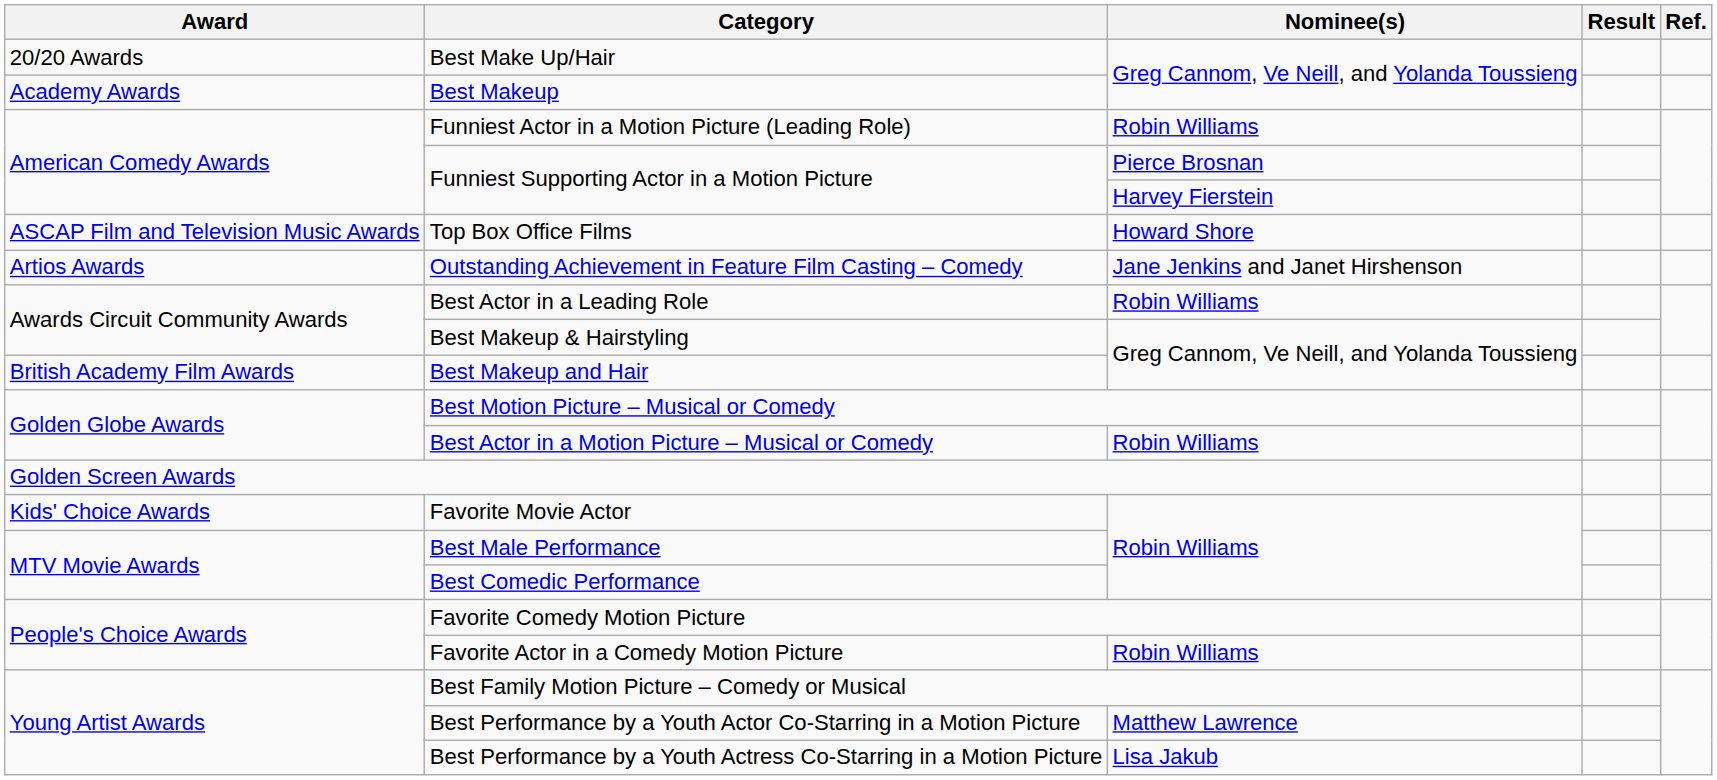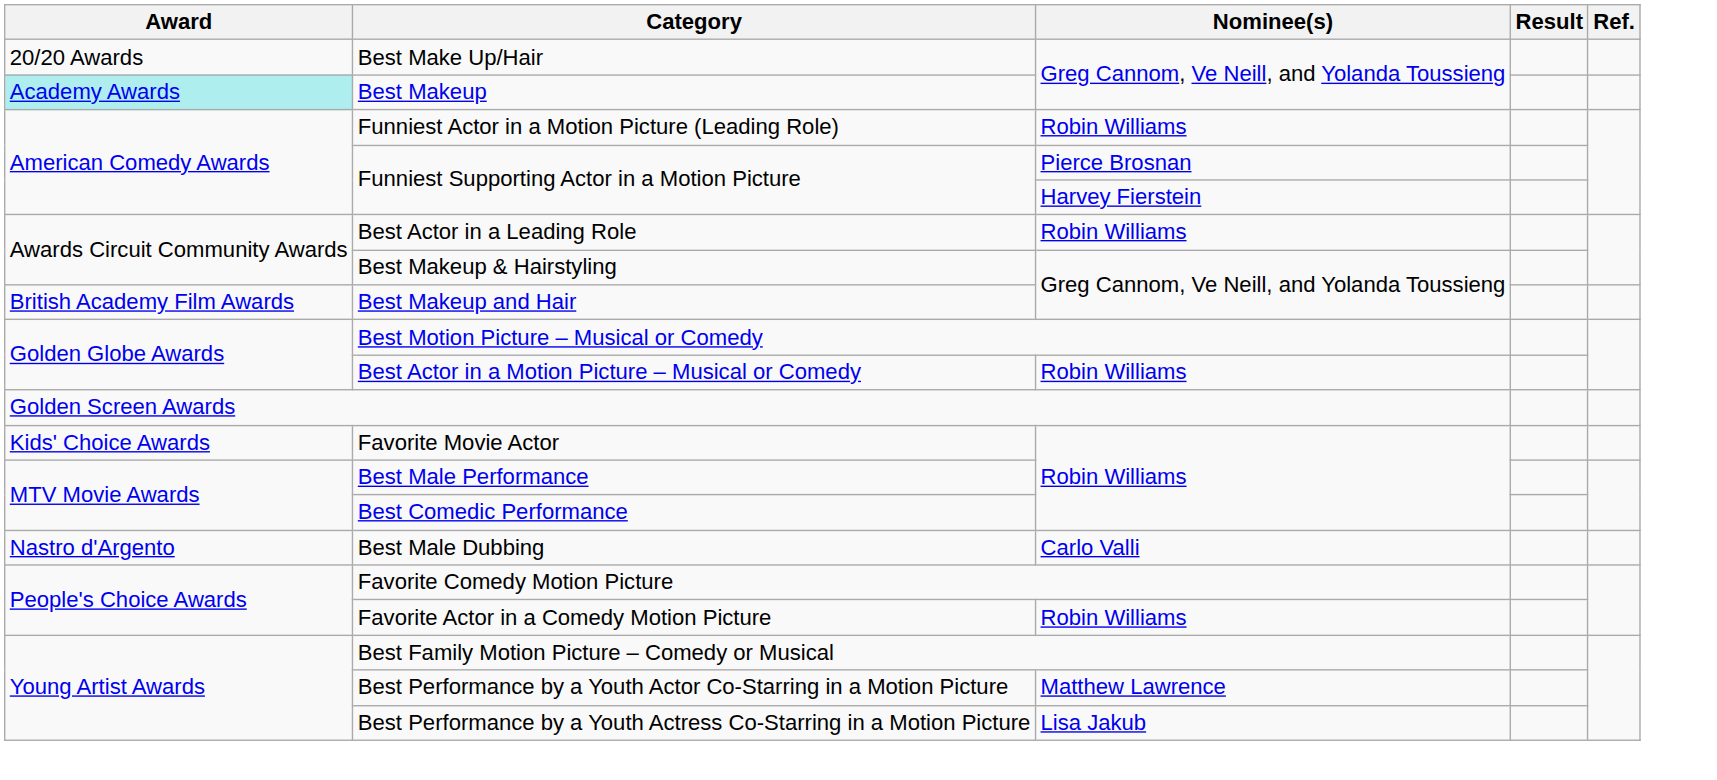(95, 92) no background -> (95, 92) paleturquoise background
- row: (531, 232)
- row: (726, 267)
+ row: (451, 547)
